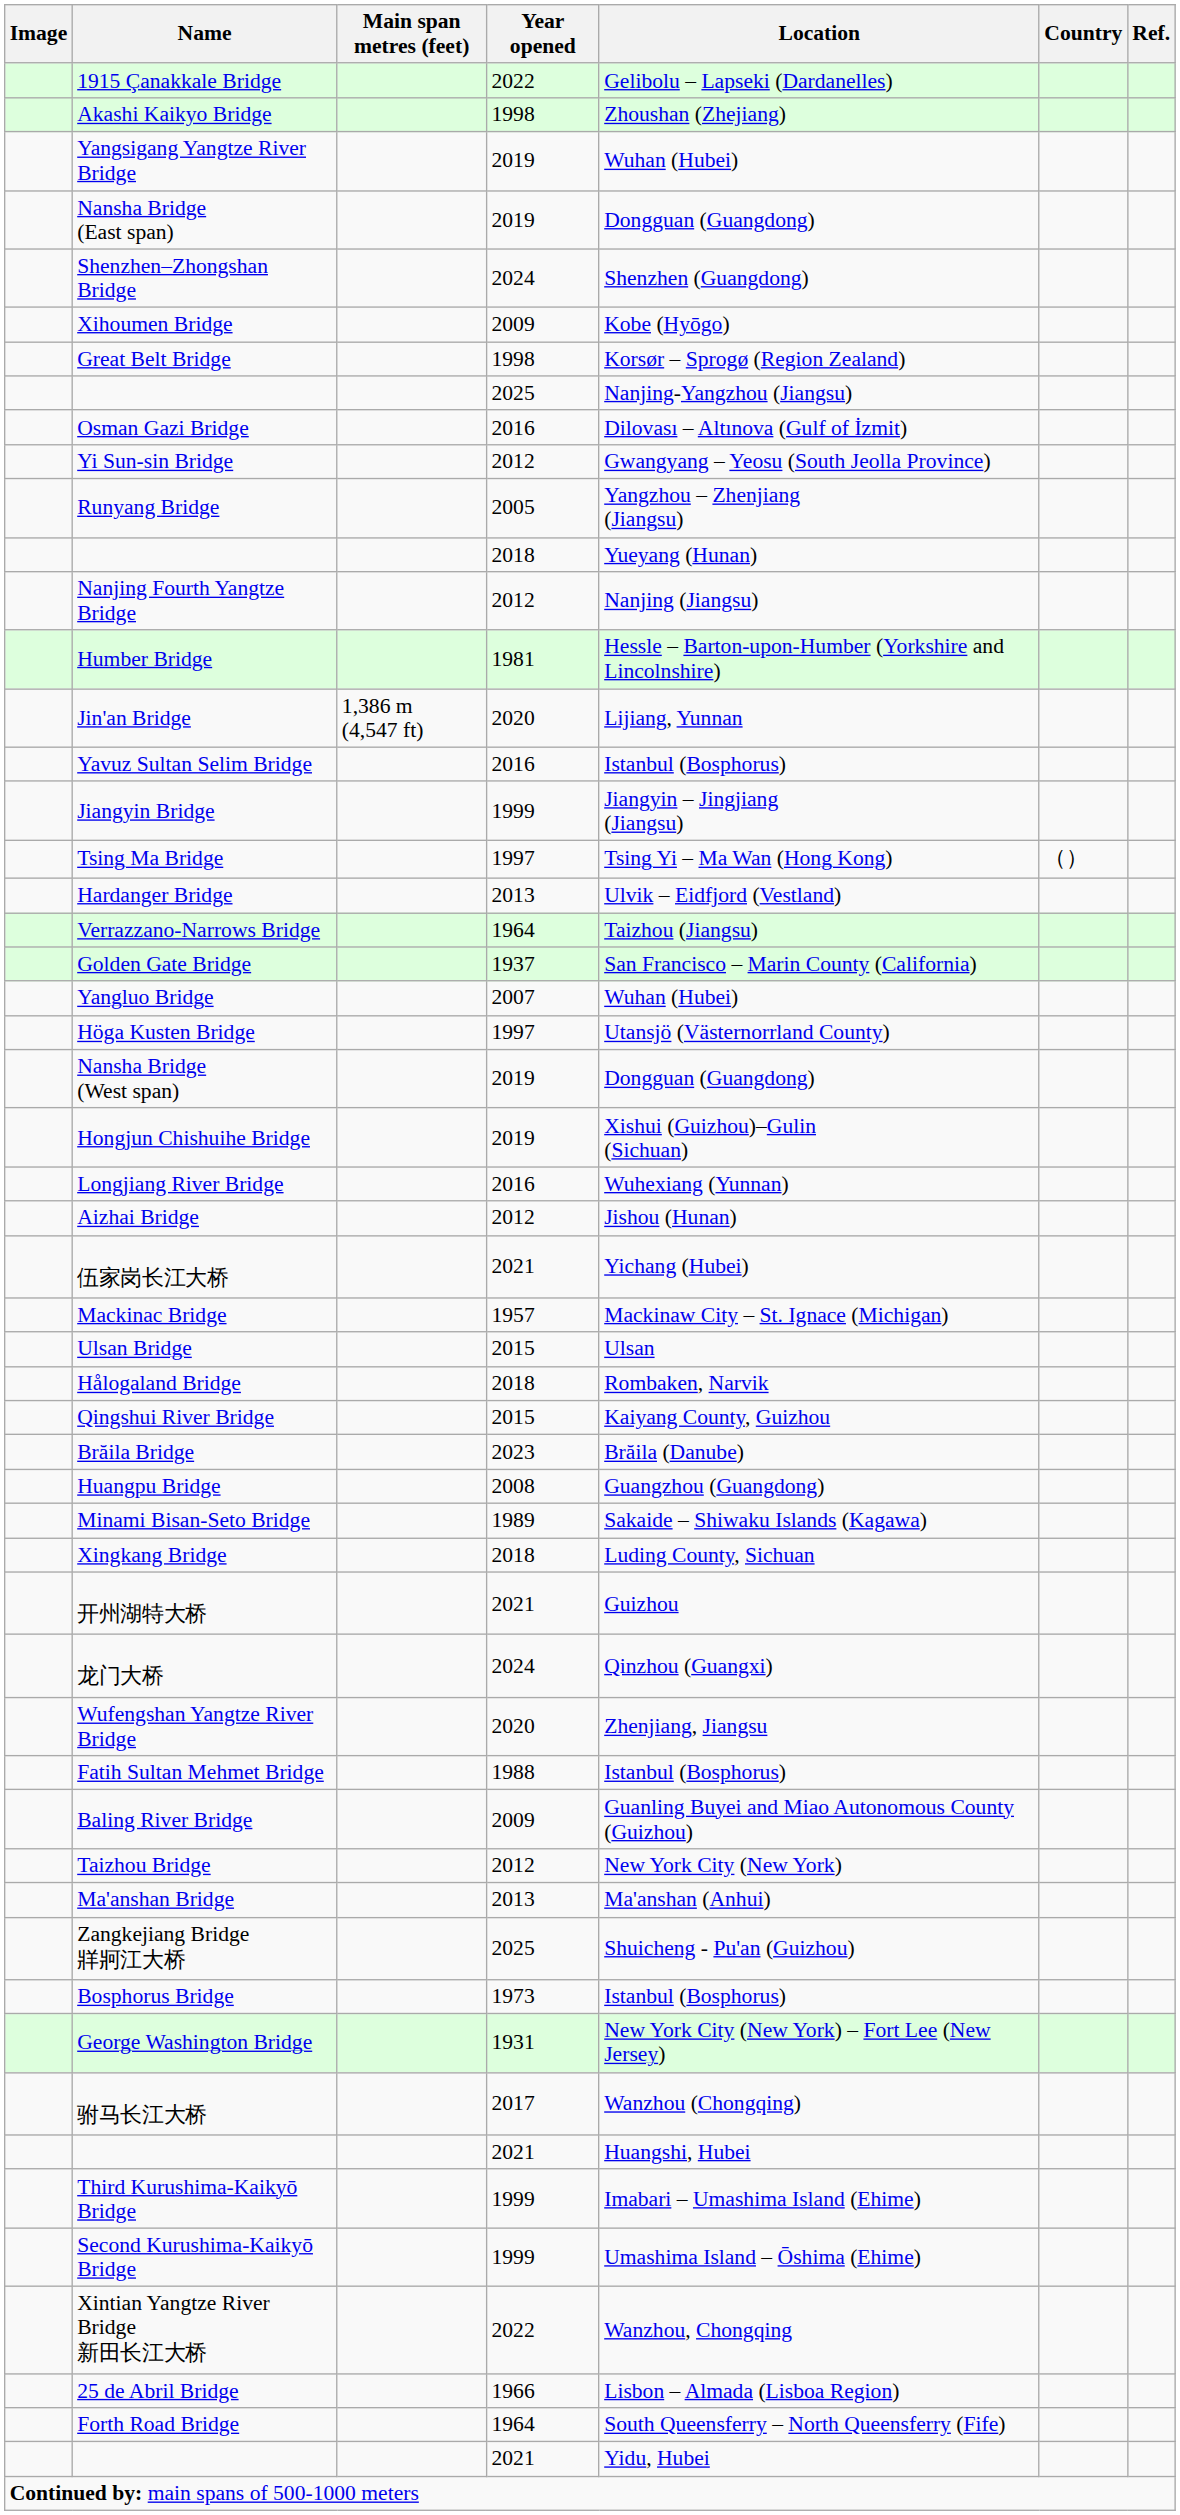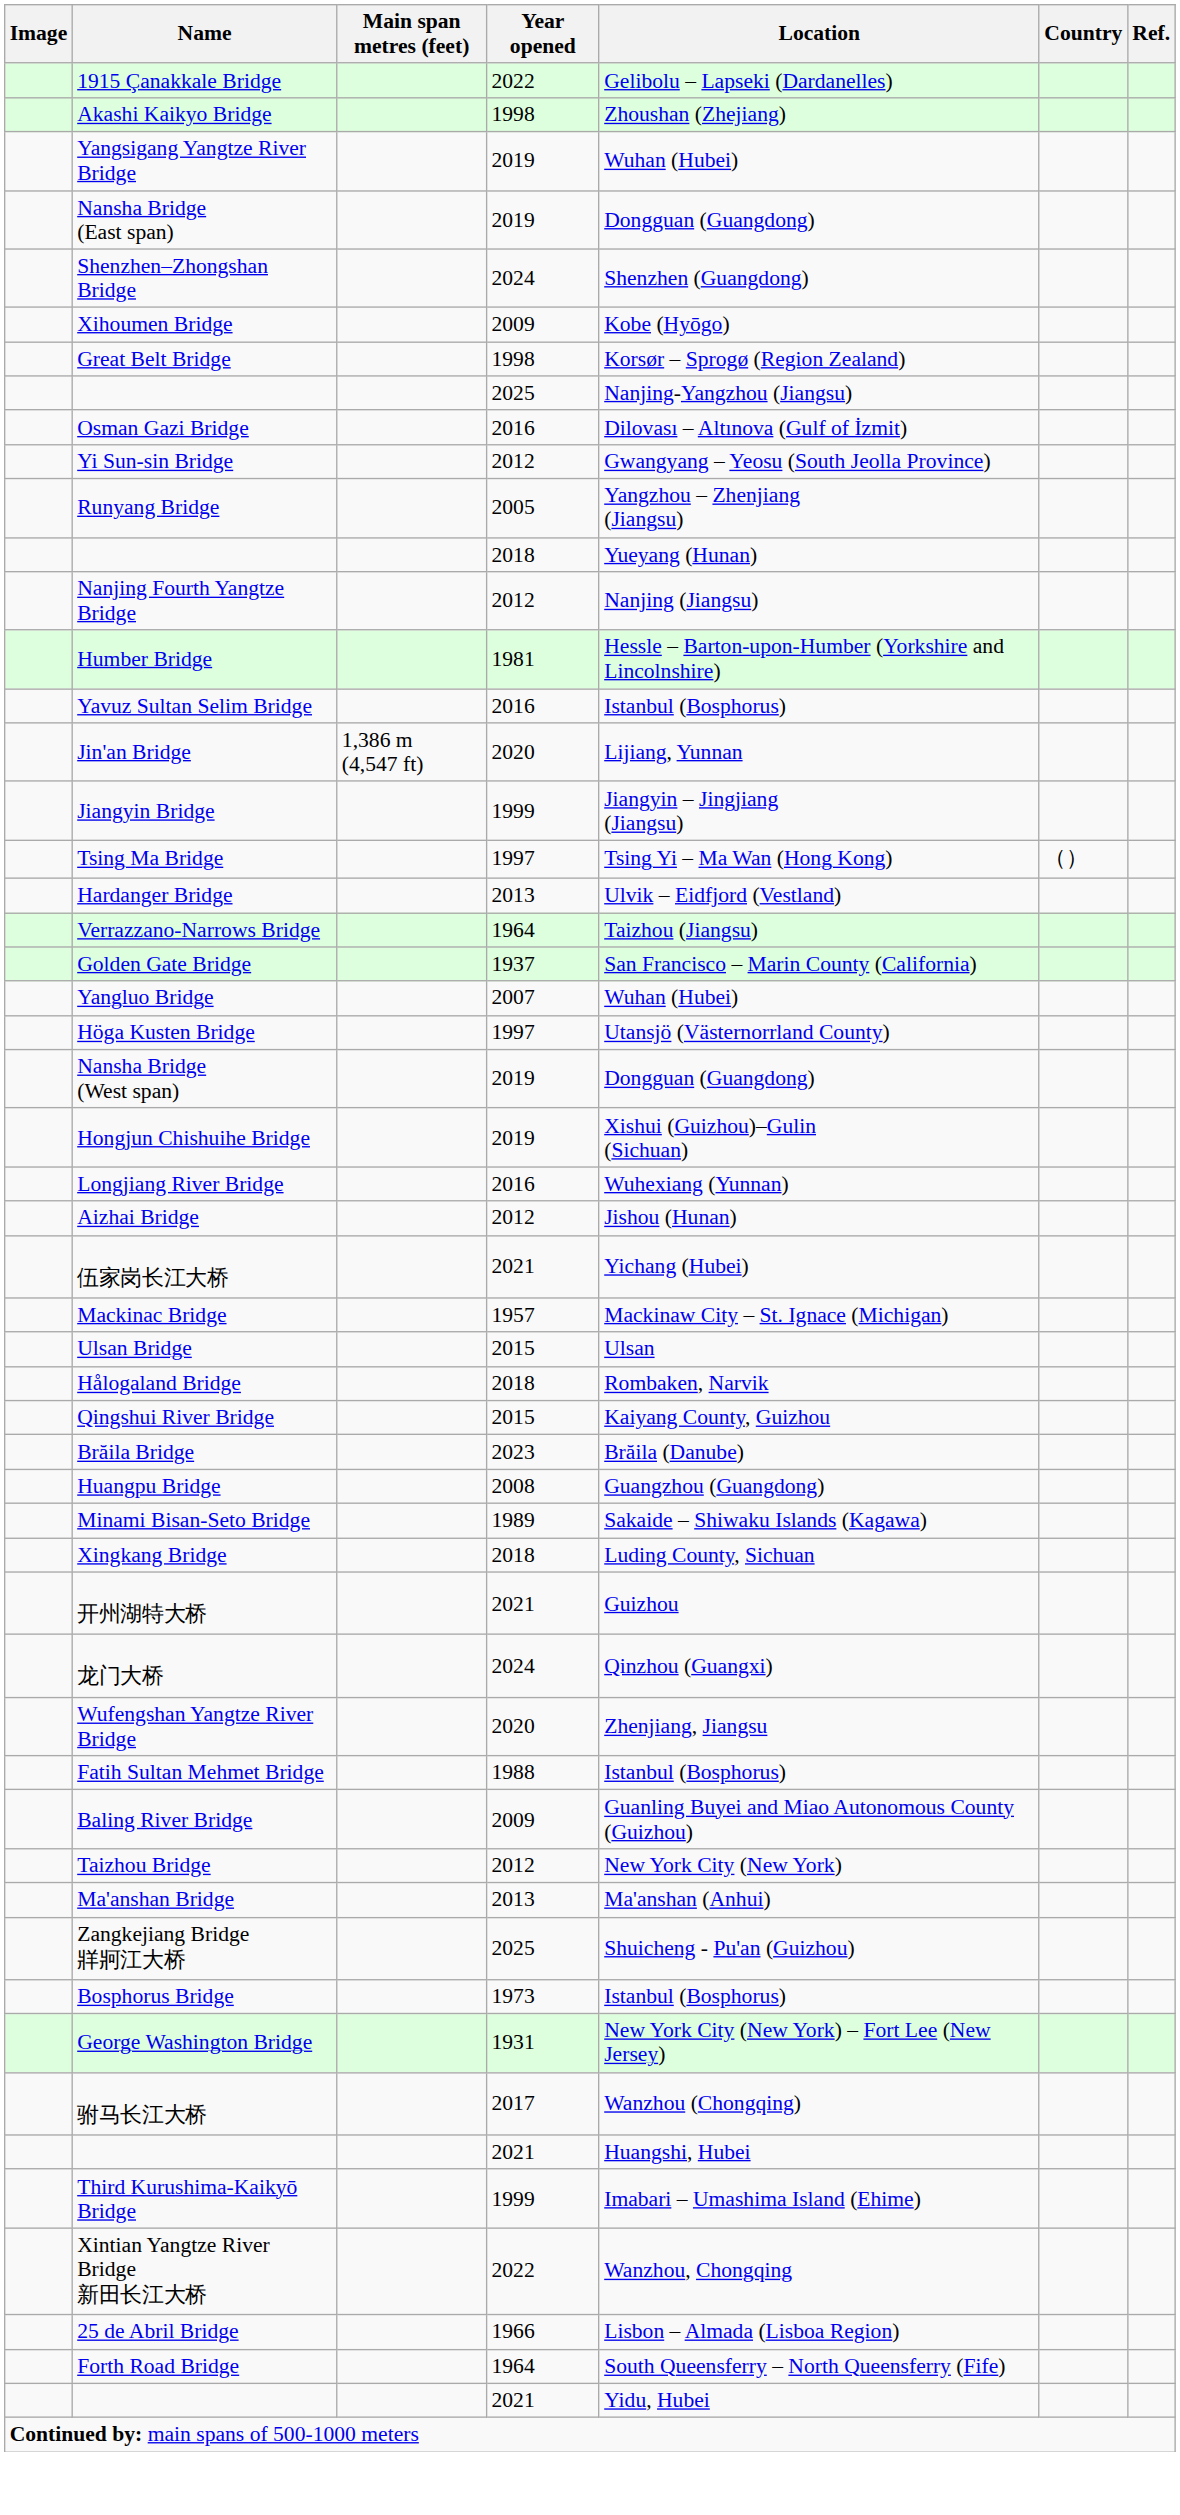rows swapped: (195, 764) <-> (134, 717)
- row: (195, 2256)
